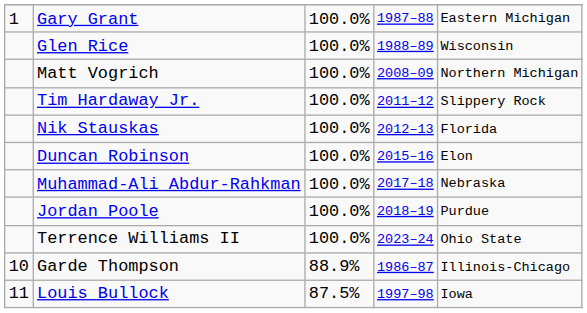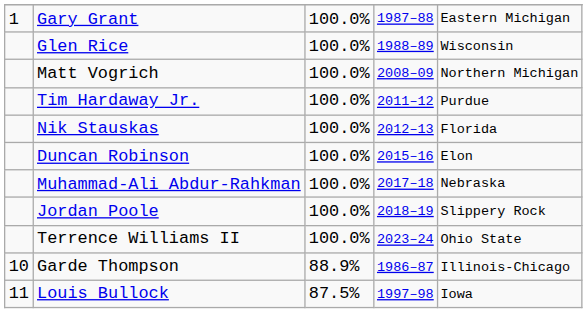(493, 101) Slippery Rock -> (465, 101) Purdue
(465, 211) Purdue -> (493, 211) Slippery Rock
